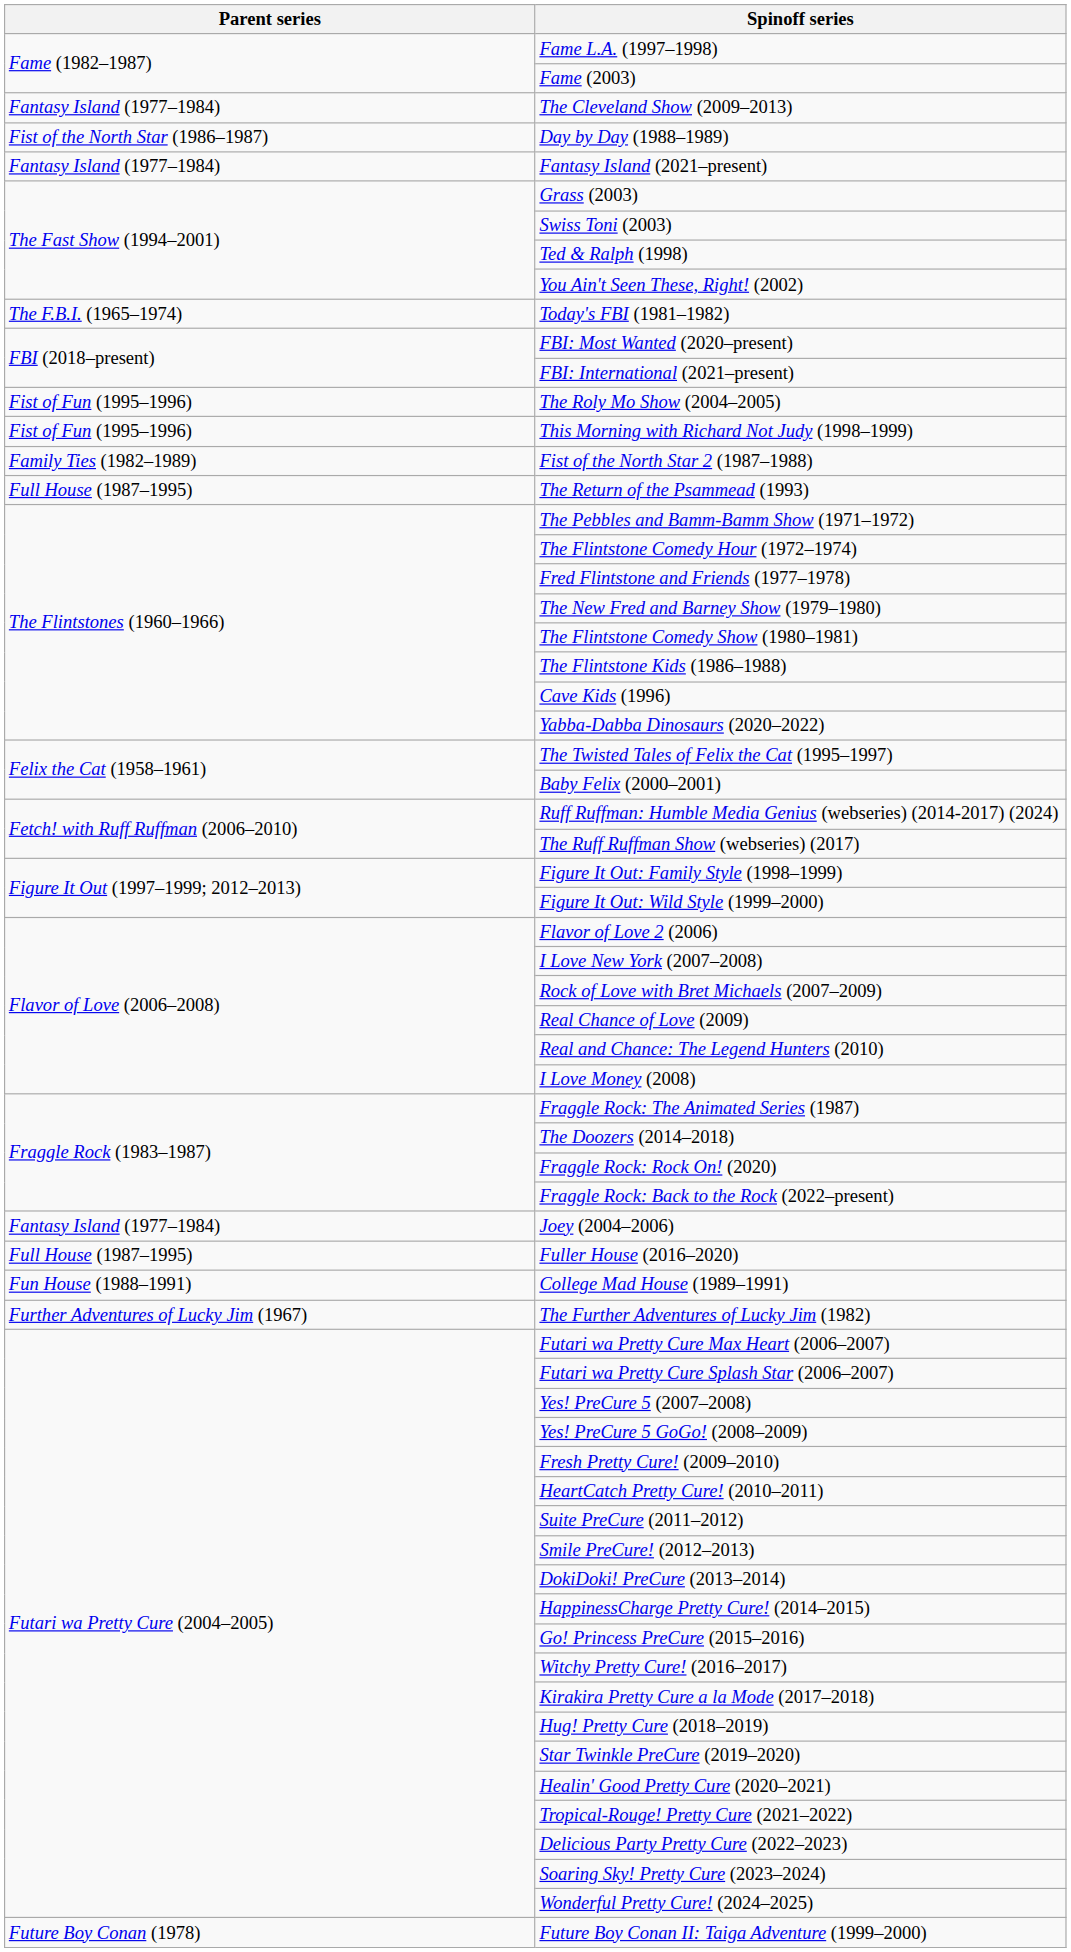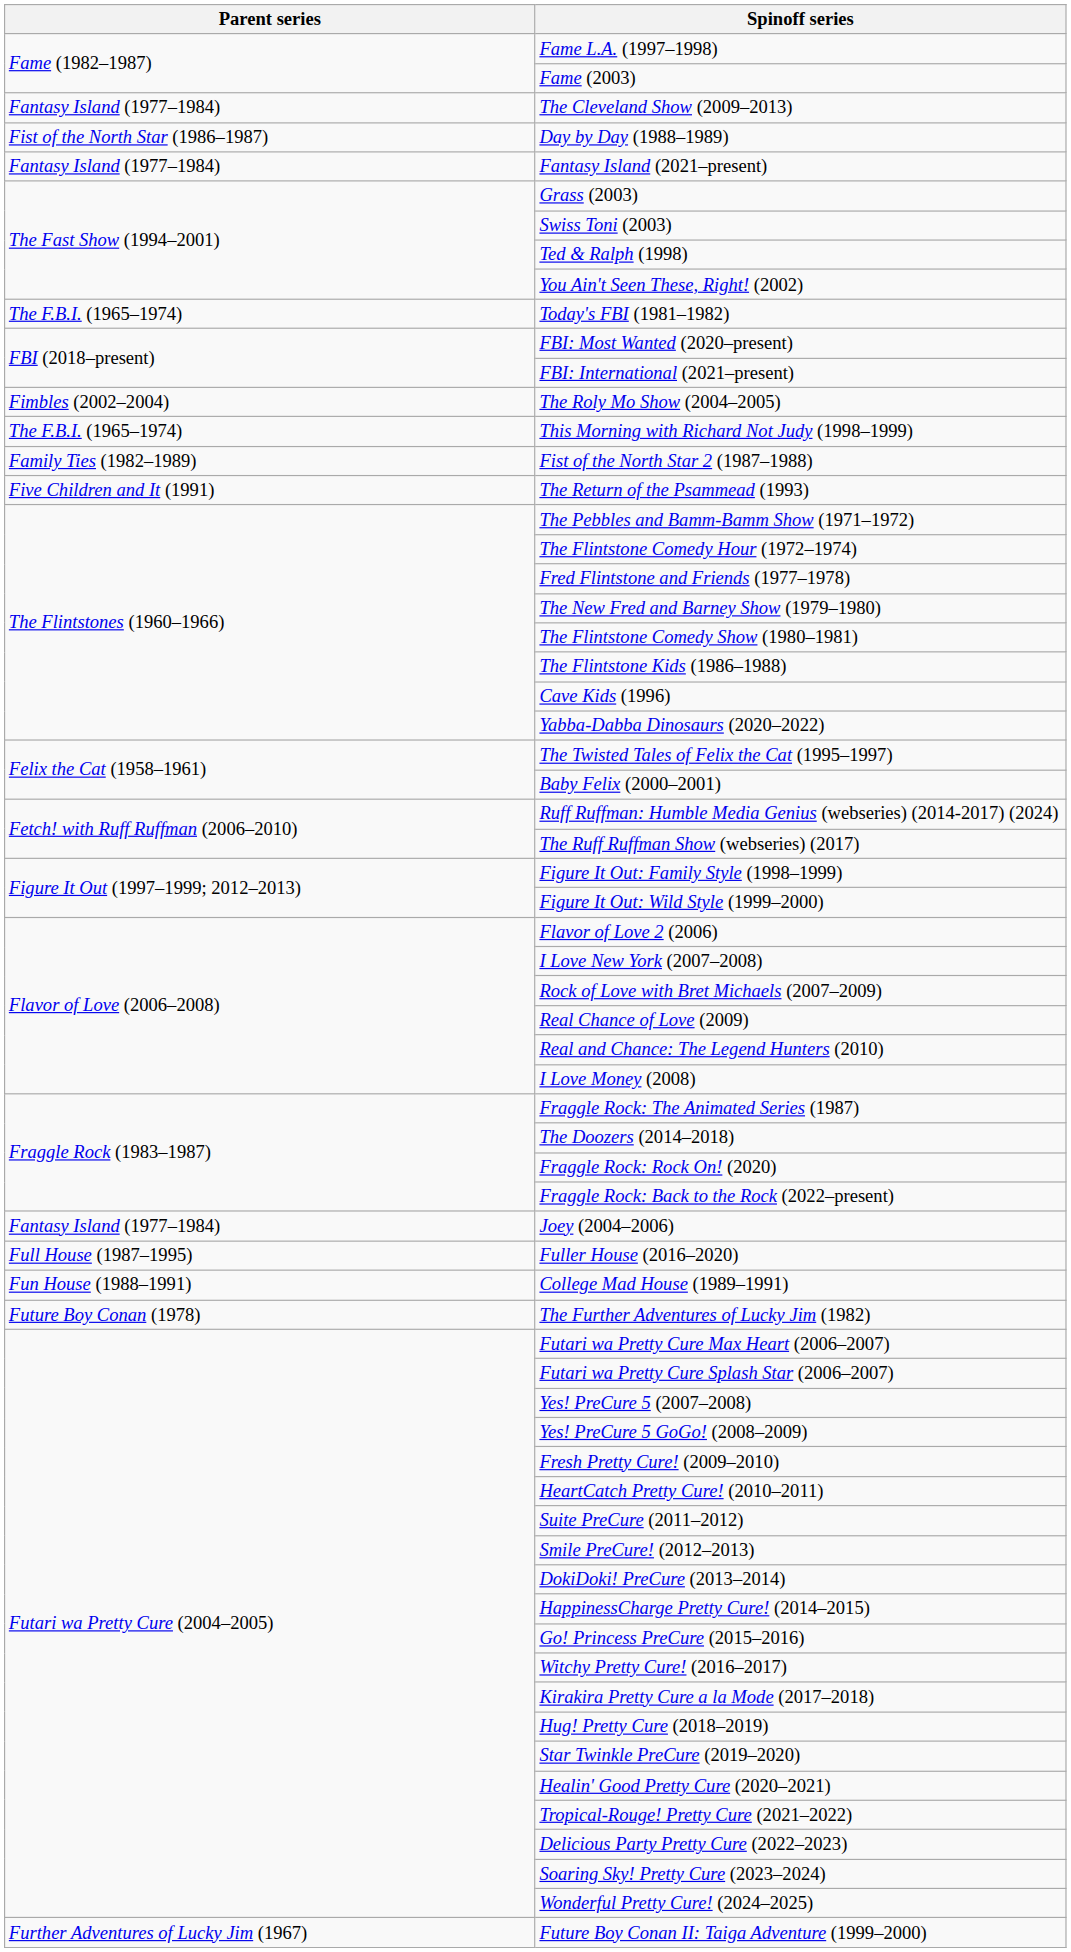(100, 401) Fist of Fun (1995–1996) -> (89, 401) Fimbles (2002–2004)
(100, 431) Fist of Fun (1995–1996) -> (96, 431) The F.B.I. (1965–1974)
(101, 490) Full House (1987–1995) -> (112, 490) Five Children and It (1991)
(158, 1314) Further Adventures of Lucky Jim (1967) -> (105, 1314) Future Boy Conan (1978)
(105, 1932) Future Boy Conan (1978) -> (158, 1932) Further Adventures of Lucky Jim (1967)
